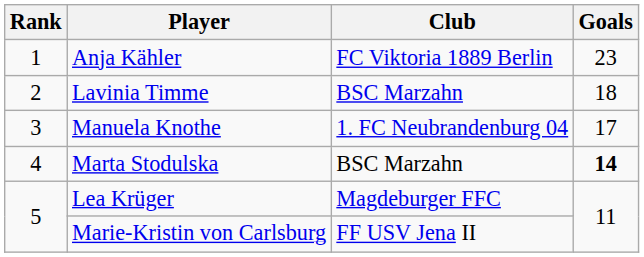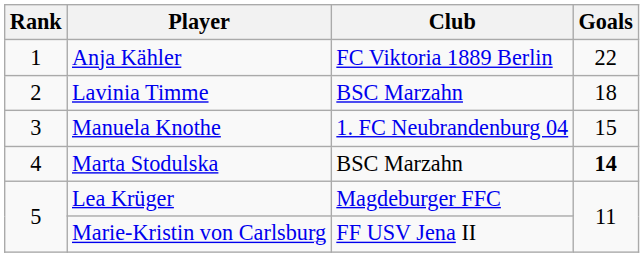(606, 57) 23 -> (606, 57) 22
(606, 127) 17 -> (606, 127) 15
